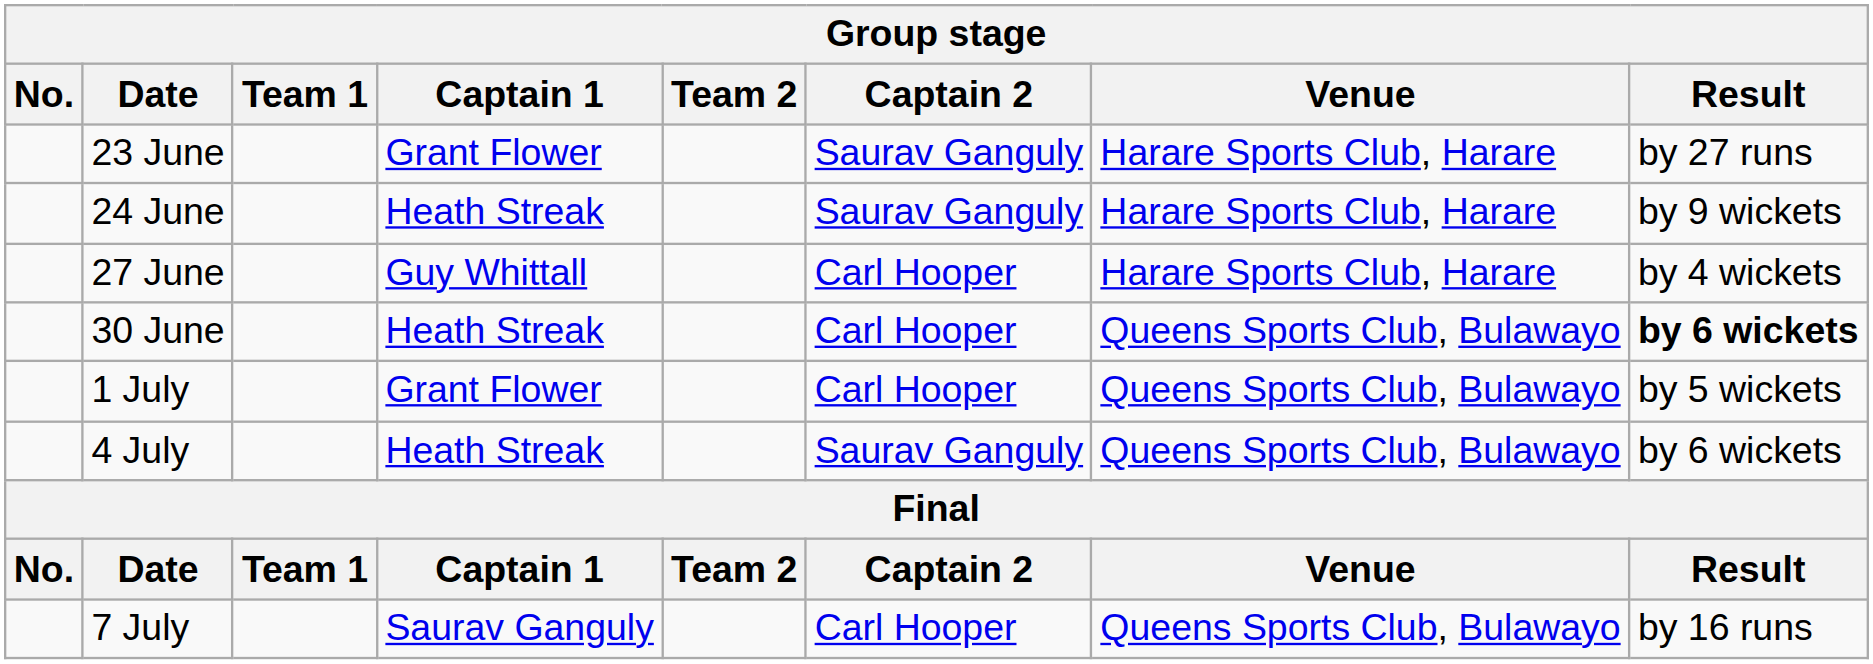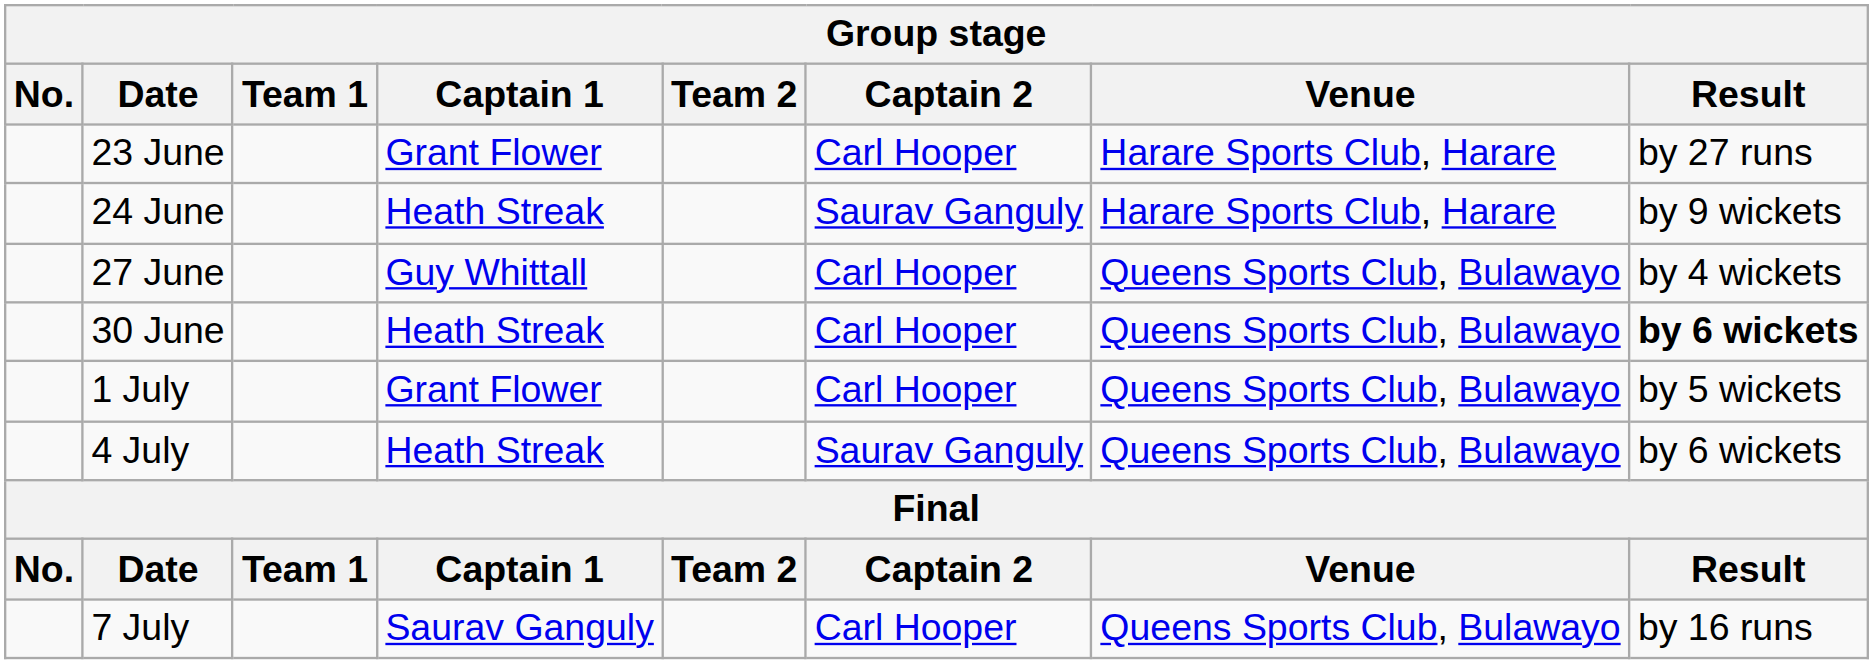(949, 152) Saurav Ganguly -> (916, 152) Carl Hooper
(1328, 271) Harare Sports Club, Harare -> (1361, 271) Queens Sports Club, Bulawayo
